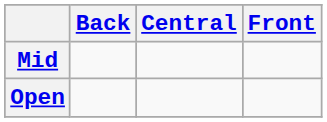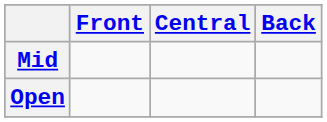columns swapped: (282, 23) <-> (103, 23)
